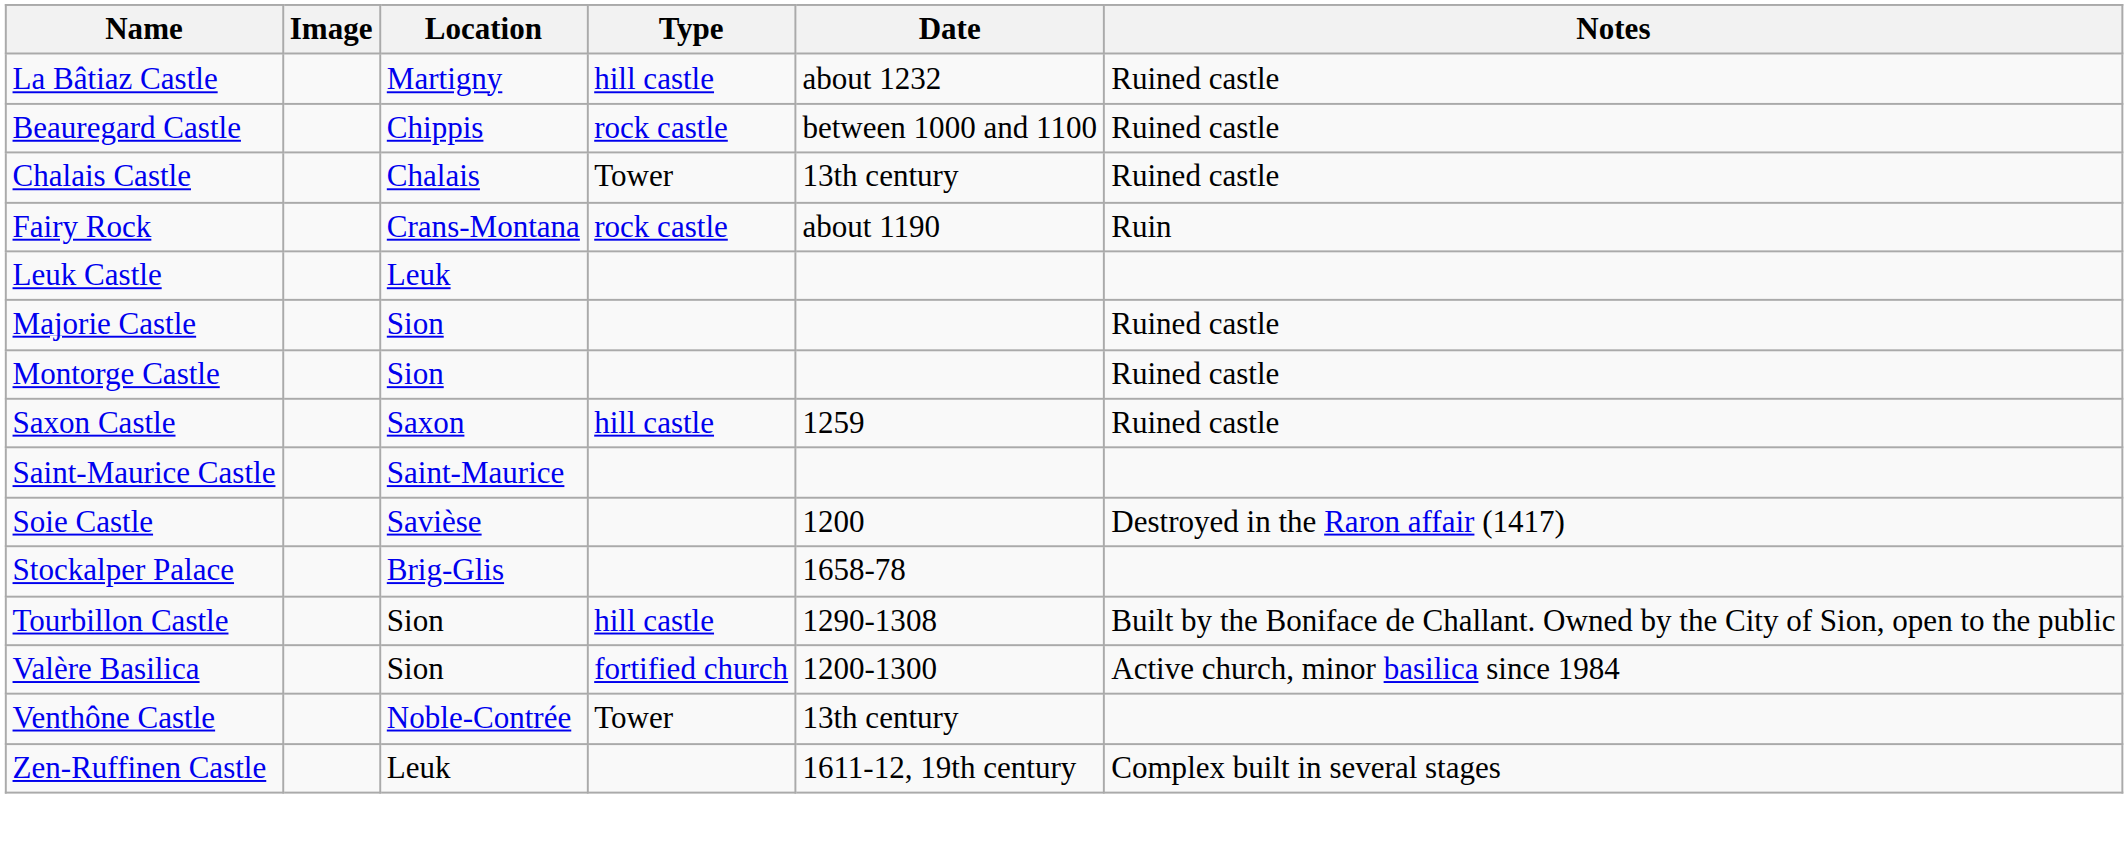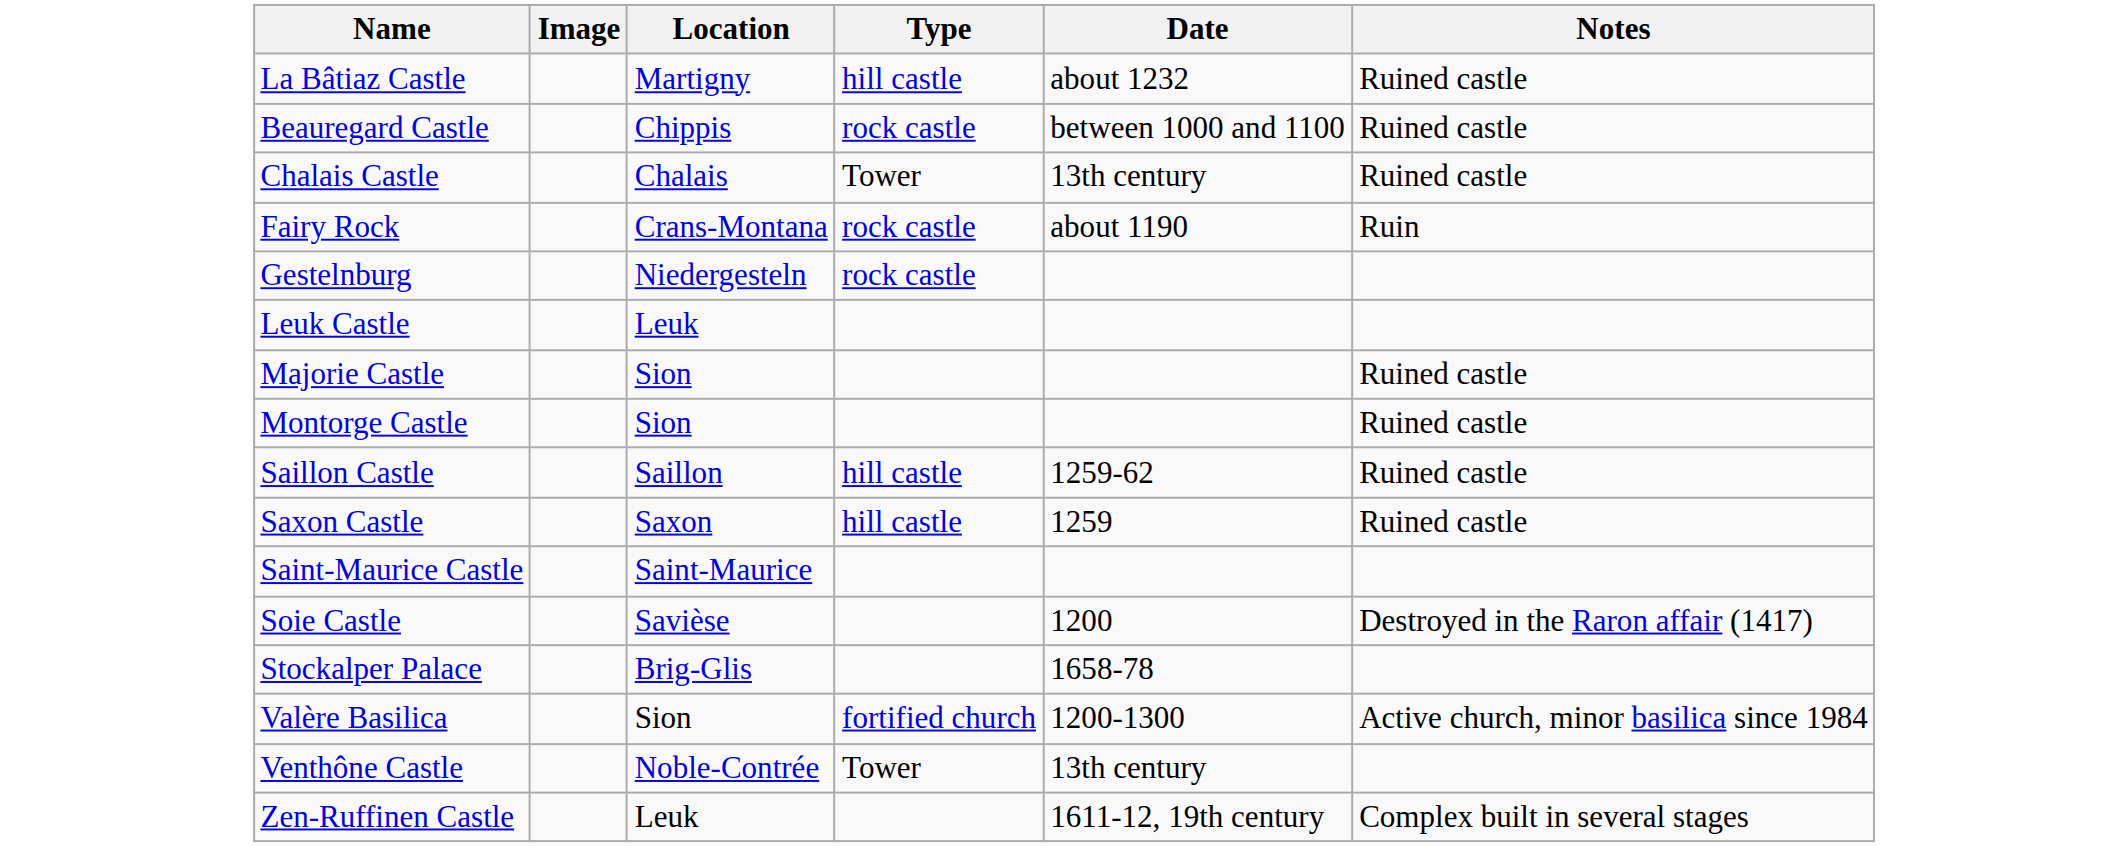+ row: (336, 275)
+ row: (347, 472)
- row: (121, 619)
